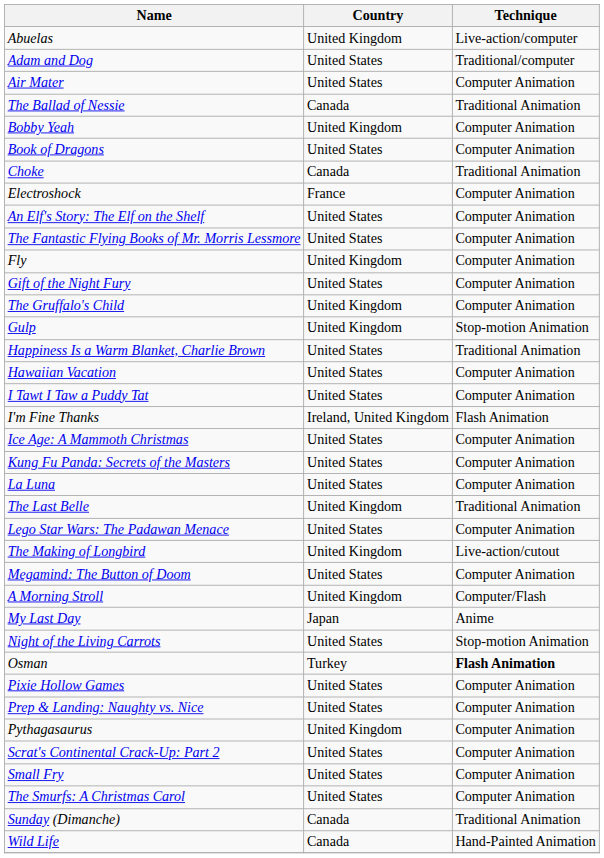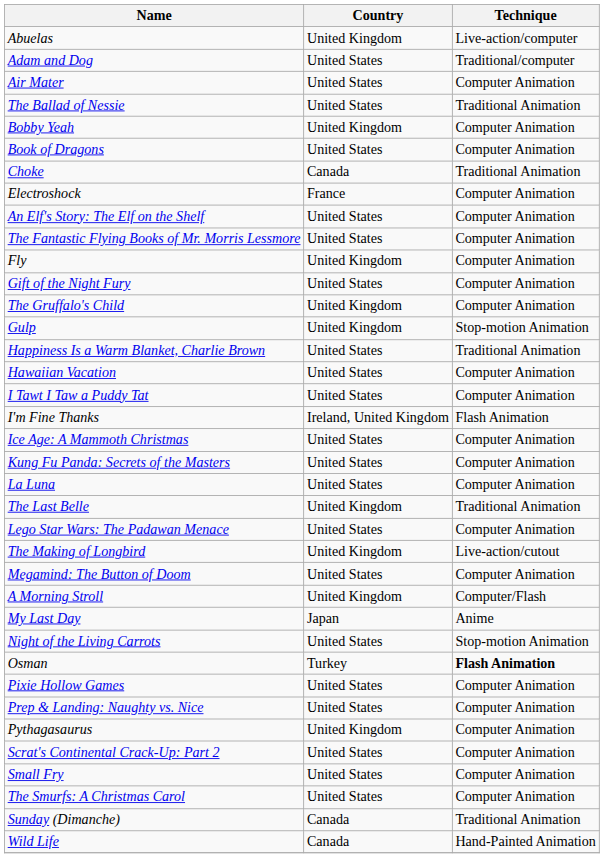(328, 104) Canada -> (345, 104) United States
